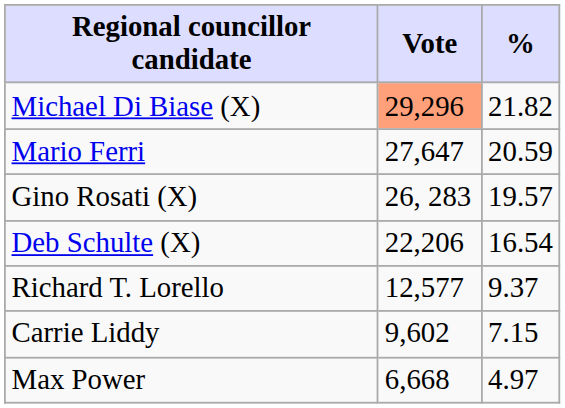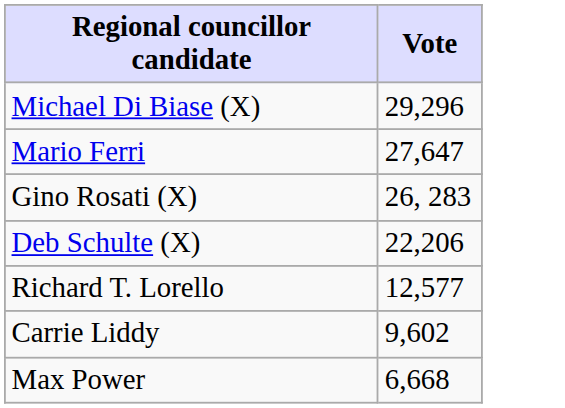- column: (520, 43)
(424, 105) lightsalmon background -> (424, 105) no background
